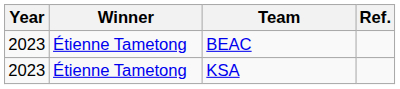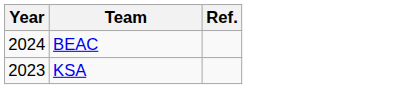- column: (126, 17)
(27, 44) 2023 -> (27, 44) 2024
